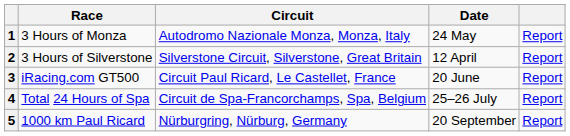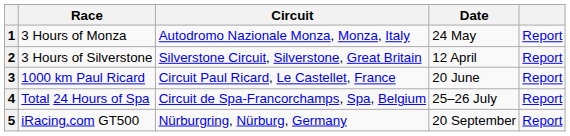(80, 78) iRacing.com GT500 -> (83, 78) 1000 km Paul Ricard
(83, 120) 1000 km Paul Ricard -> (80, 120) iRacing.com GT500
